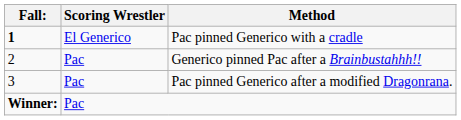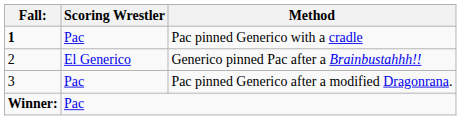(98, 37) El Generico -> (74, 37) Pac
(74, 59) Pac -> (98, 59) El Generico
